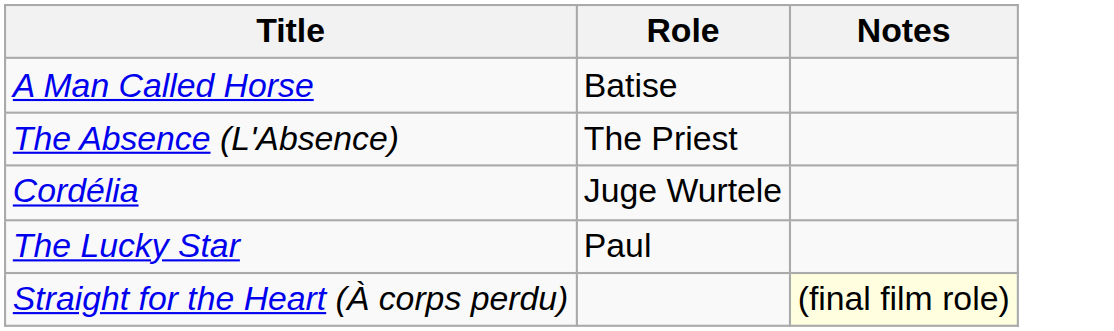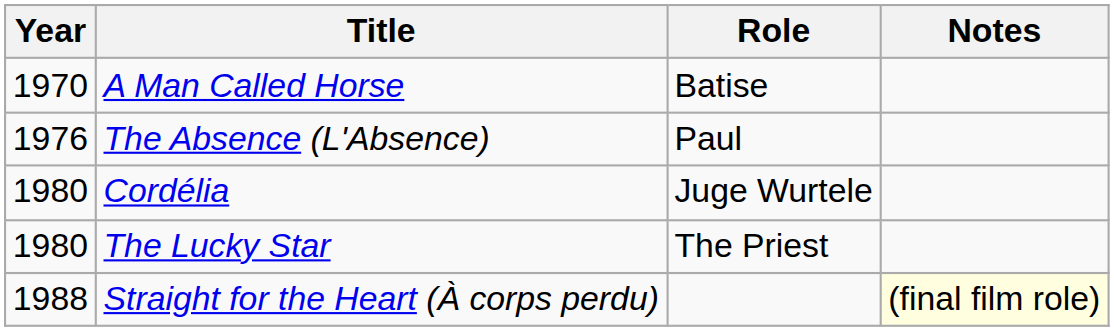+ column: (50, 31)
(661, 138) The Priest -> (708, 138) Paul
(618, 245) Paul -> (751, 245) The Priest
